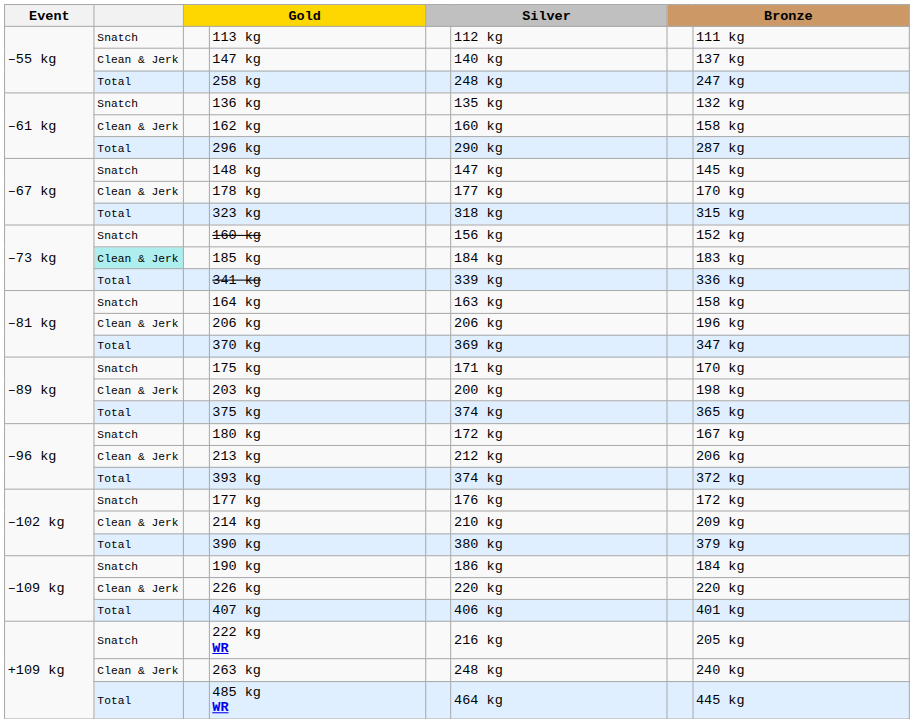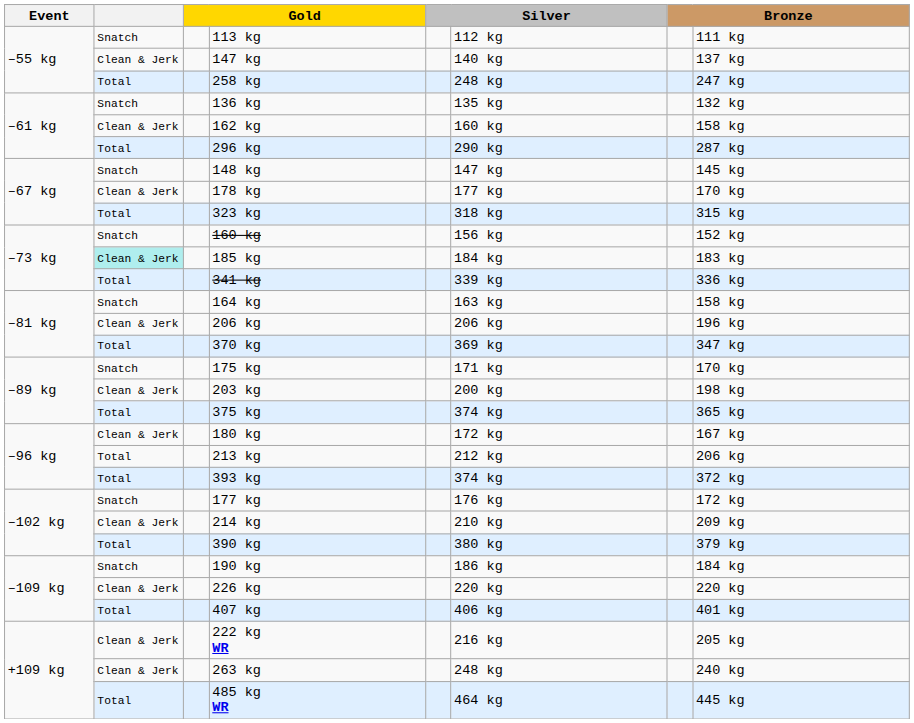(118, 435) Snatch -> (138, 435) Clean & Jerk
(138, 457) Clean & Jerk -> (114, 457) Total
(118, 641) Snatch -> (138, 641) Clean & Jerk
